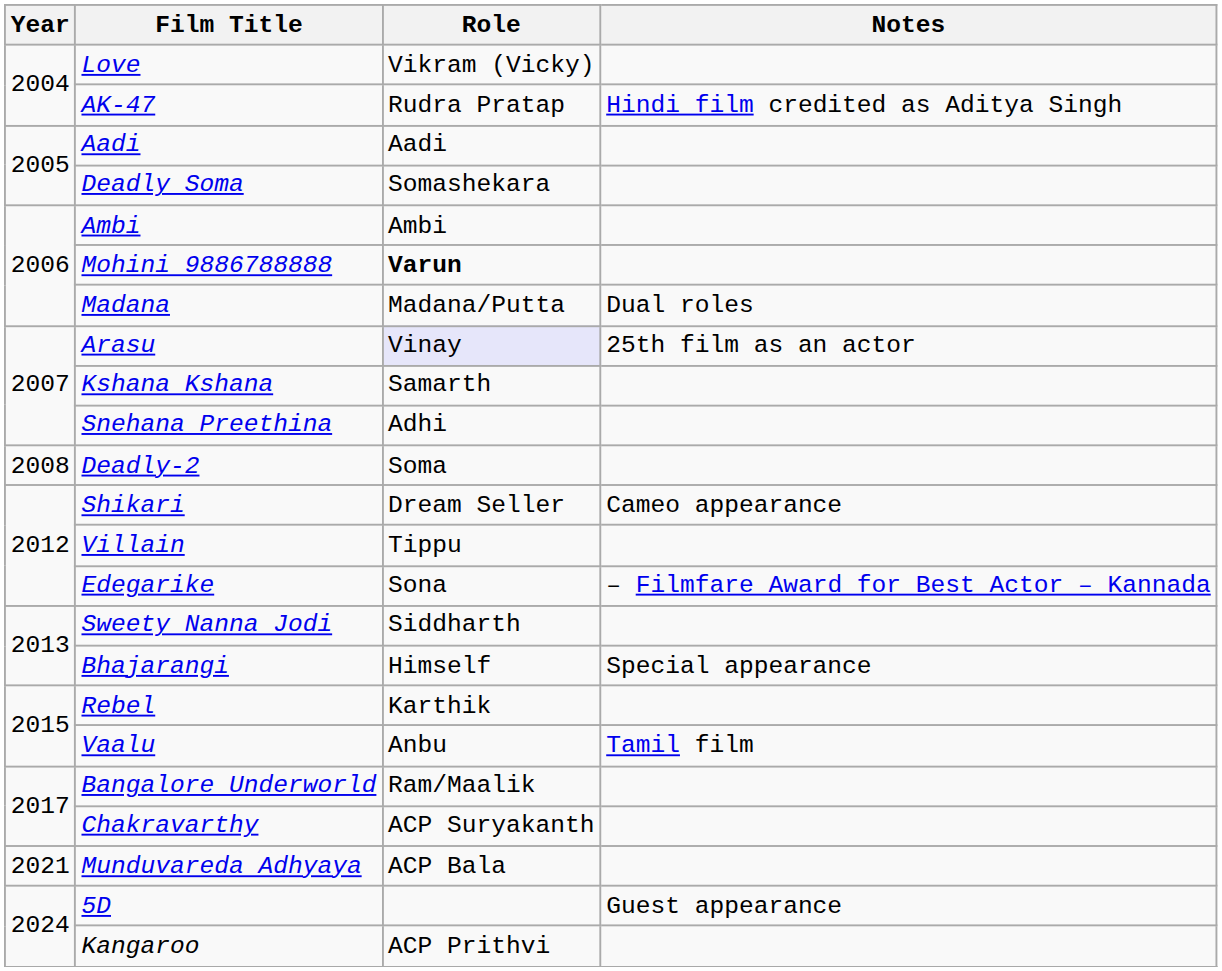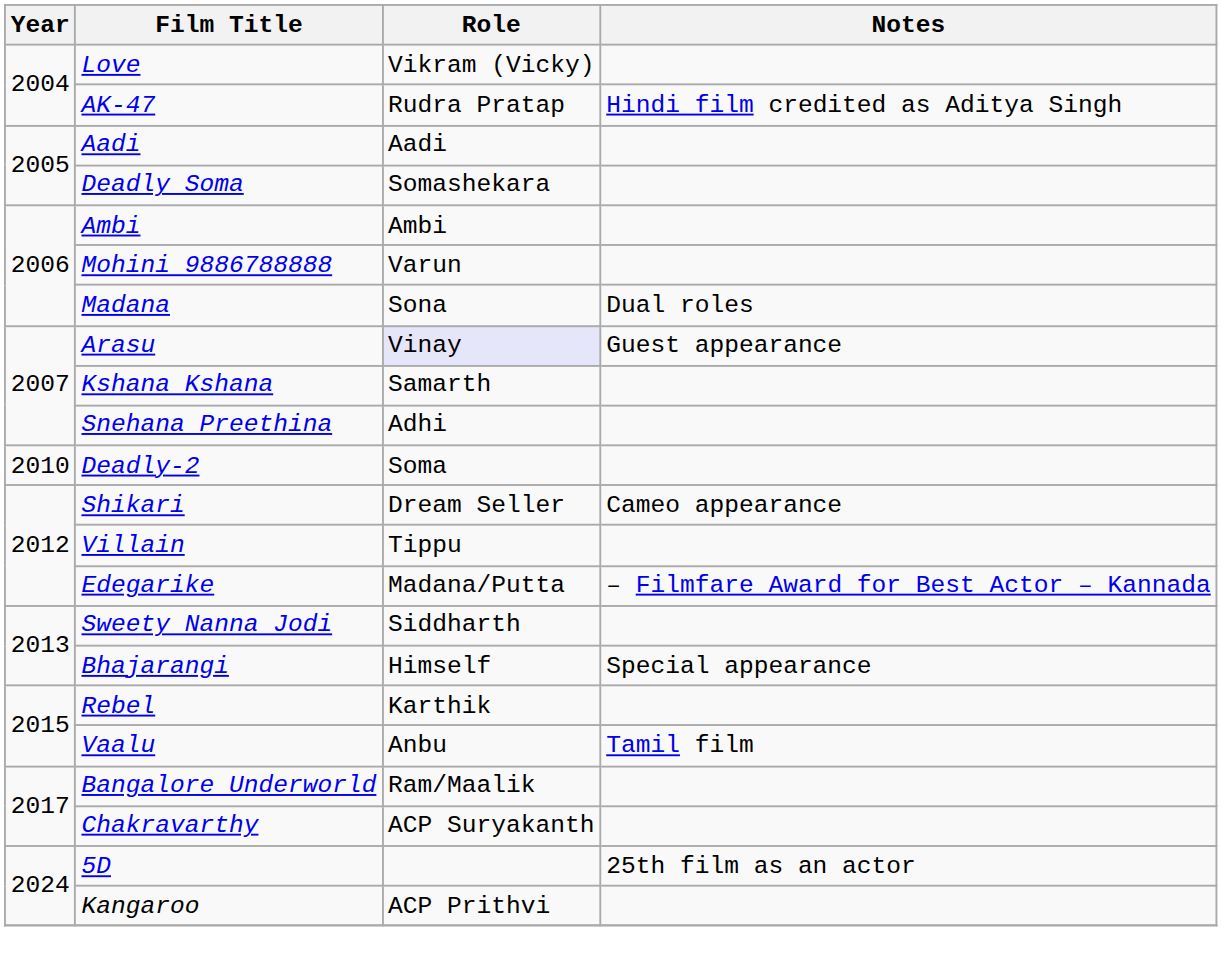(425, 265) bold -> (425, 265) normal
(477, 305) Madana/Putta -> (418, 305) Sona
(761, 345) 25th film as an actor -> (724, 345) Guest appearance
(40, 465) 2008 -> (40, 465) 2010
(418, 586) Sona -> (477, 586) Madana/Putta
- row: (222, 866)
(724, 906) Guest appearance -> (761, 866) 25th film as an actor
